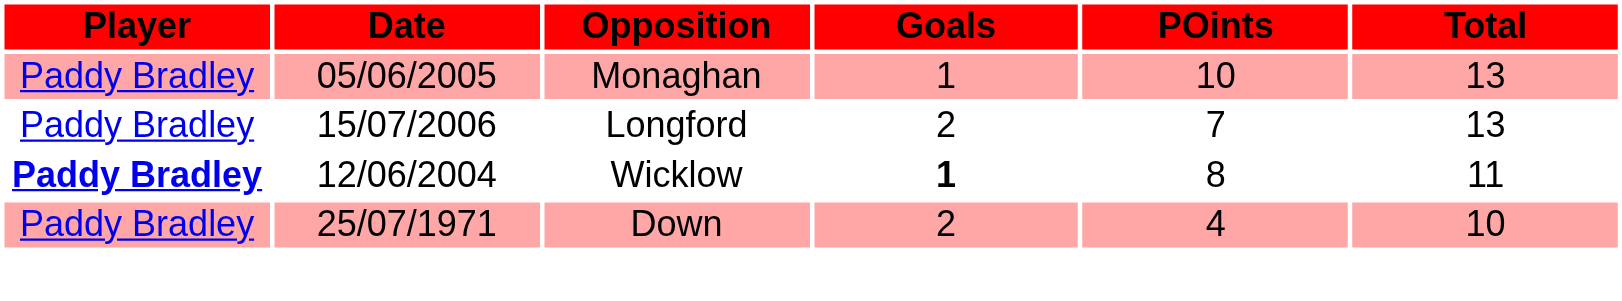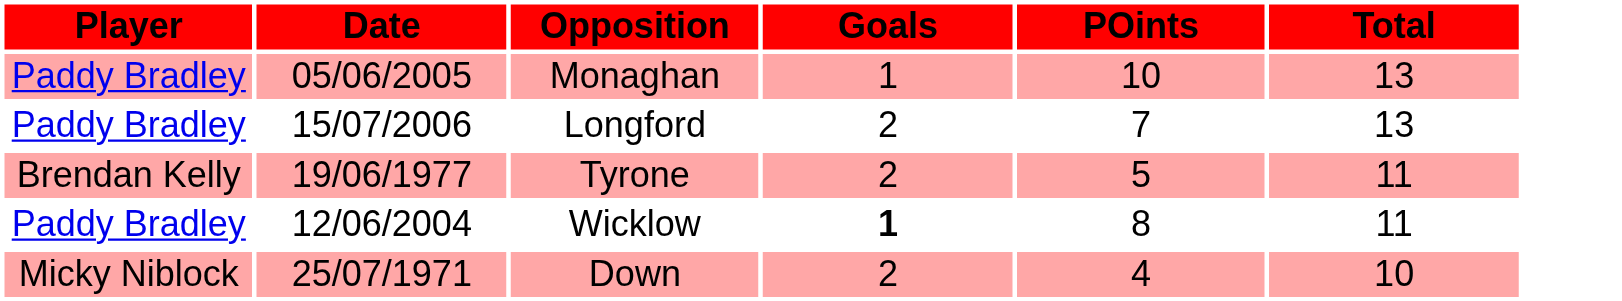+ row: (635, 174)
(137, 174) bold -> (129, 224) normal
(137, 224) Paddy Bradley -> (129, 273) Micky Niblock
